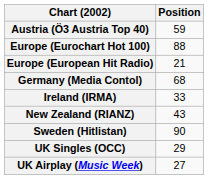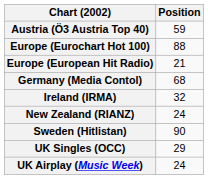(179, 98) 33 -> (179, 98) 32
(179, 115) 43 -> (179, 115) 24
(179, 166) 27 -> (179, 166) 24
